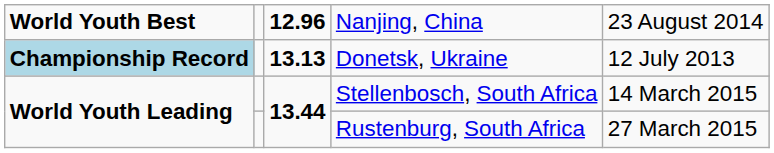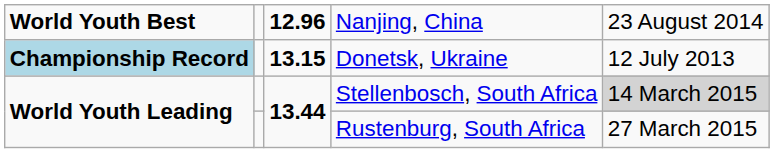(298, 57) 13.13 -> (298, 57) 13.15
(682, 93) no background -> (682, 93) lightgrey background
